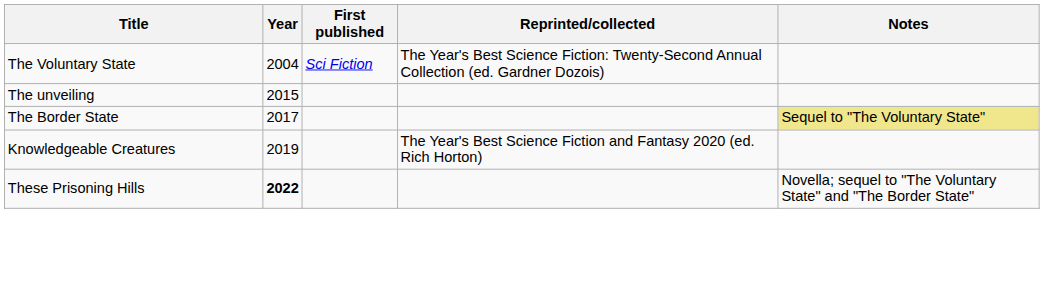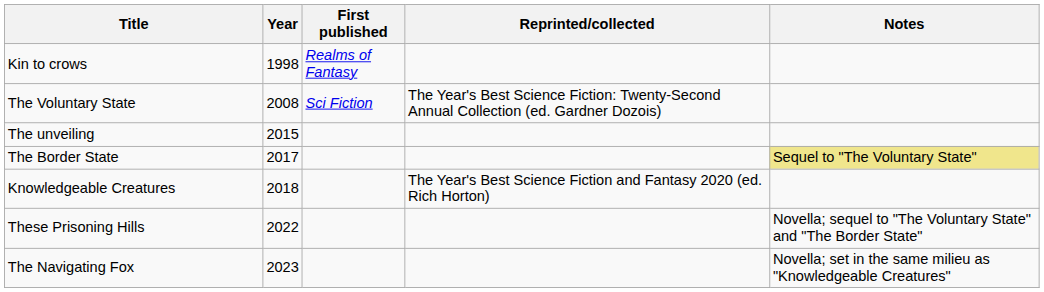+ row: (47, 63)
(283, 63) 2004 -> (283, 103) 2008
(283, 149) 2019 -> (283, 188) 2018
(283, 188) bold -> (283, 228) normal
+ row: (71, 267)
